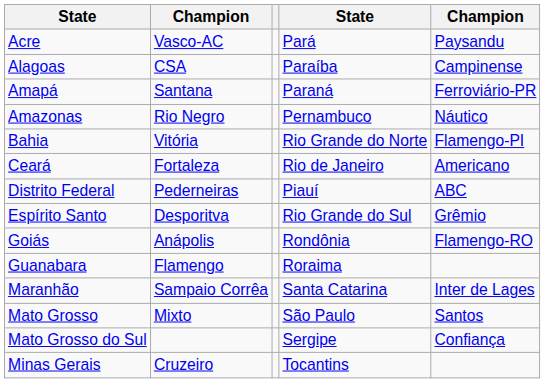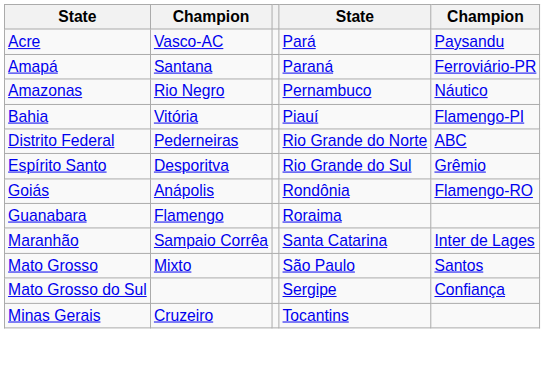- row: (36, 66)
(355, 141) Rio Grande do Norte -> (300, 116) Piauí
- row: (29, 166)
(300, 191) Piauí -> (355, 141) Rio Grande do Norte
